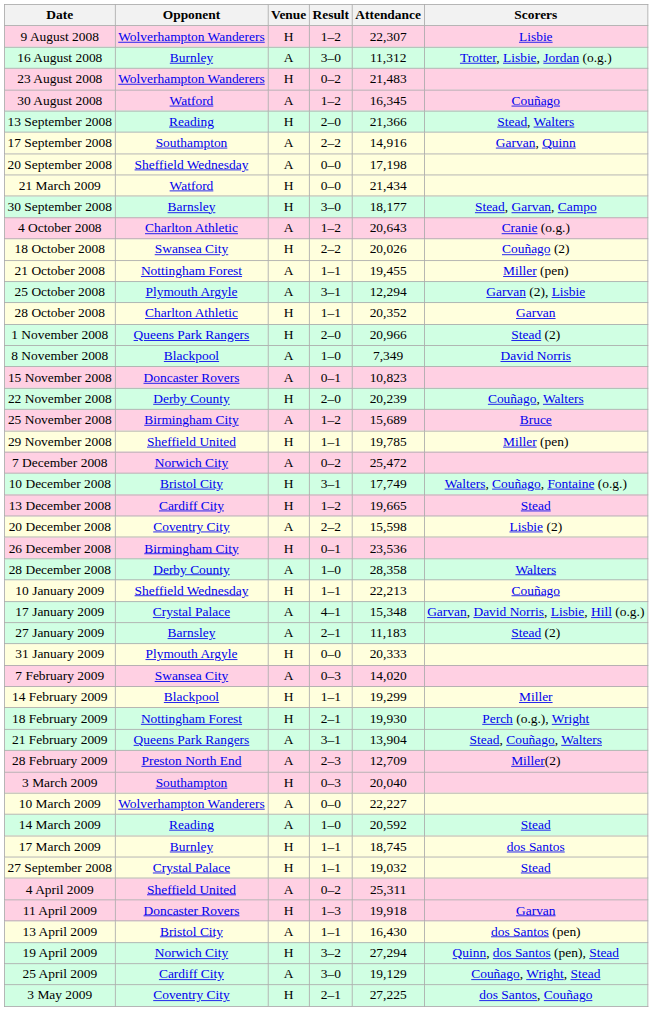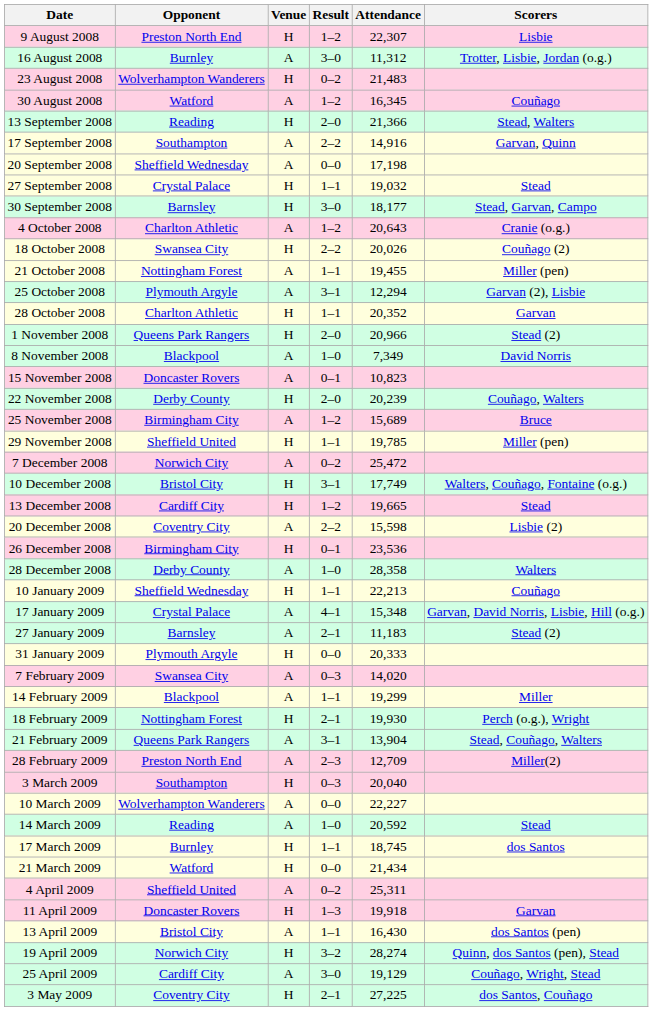(191, 36) Wolverhampton Wanderers -> (191, 36) Preston North End
rows swapped: (60, 867) <-> (60, 185)
(289, 697) H -> (289, 697) A
(388, 953) 27,294 -> (388, 953) 28,274
